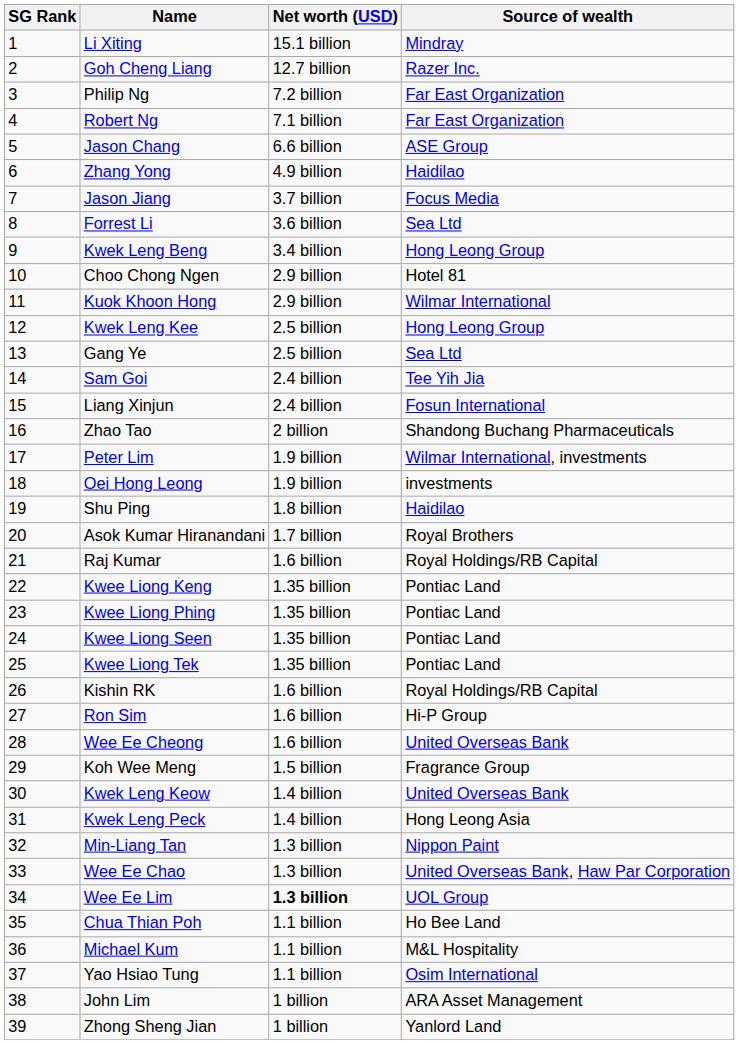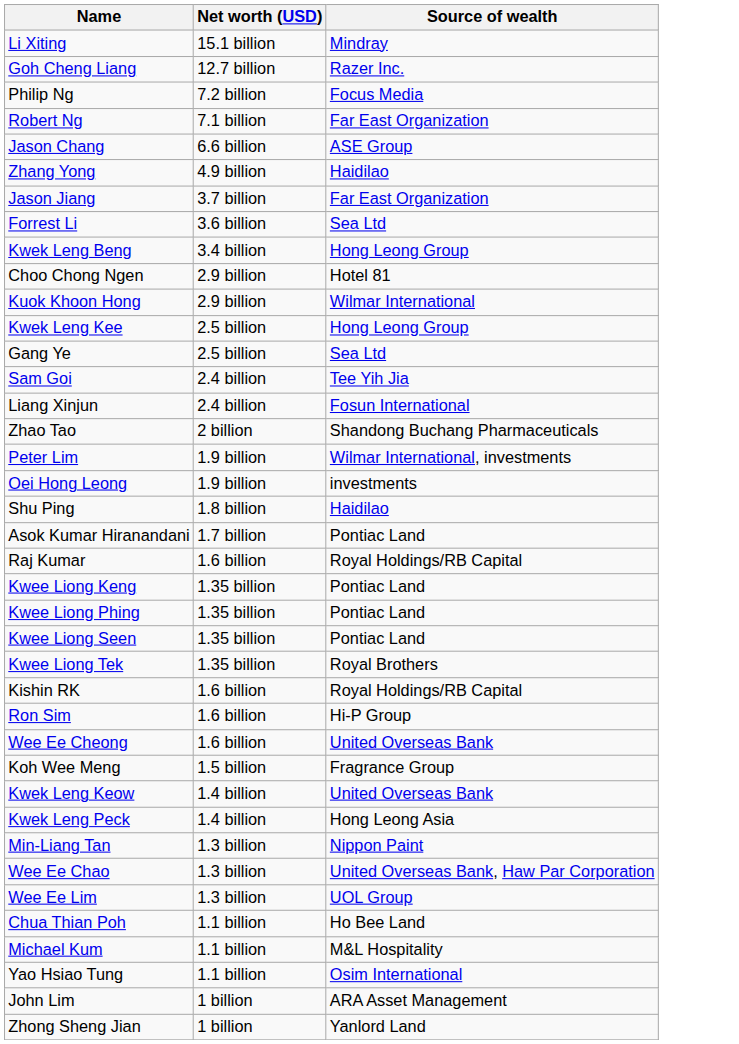- column: (42, 17)
(485, 95) Far East Organization -> (377, 95) Focus Media
(452, 198) Focus Media -> (409, 198) Far East Organization
(459, 535) Royal Brothers -> (377, 535) Pontiac Land
(453, 664) Pontiac Land -> (384, 664) Royal Brothers
(310, 897) bold -> (232, 897) normal
